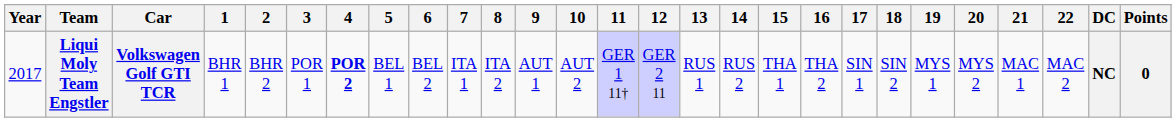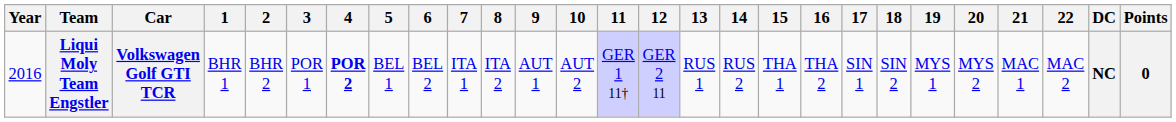(25, 73) 2017 -> (25, 73) 2016
